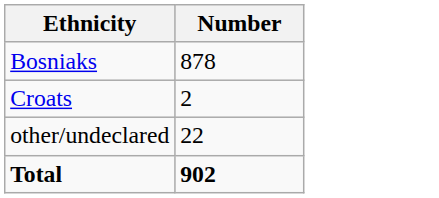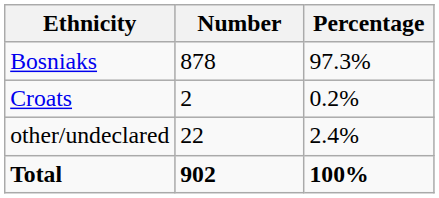+ column: (369, 23)
